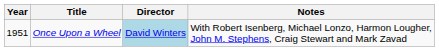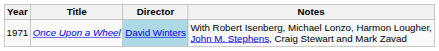(17, 33) 1951 -> (17, 33) 1971
